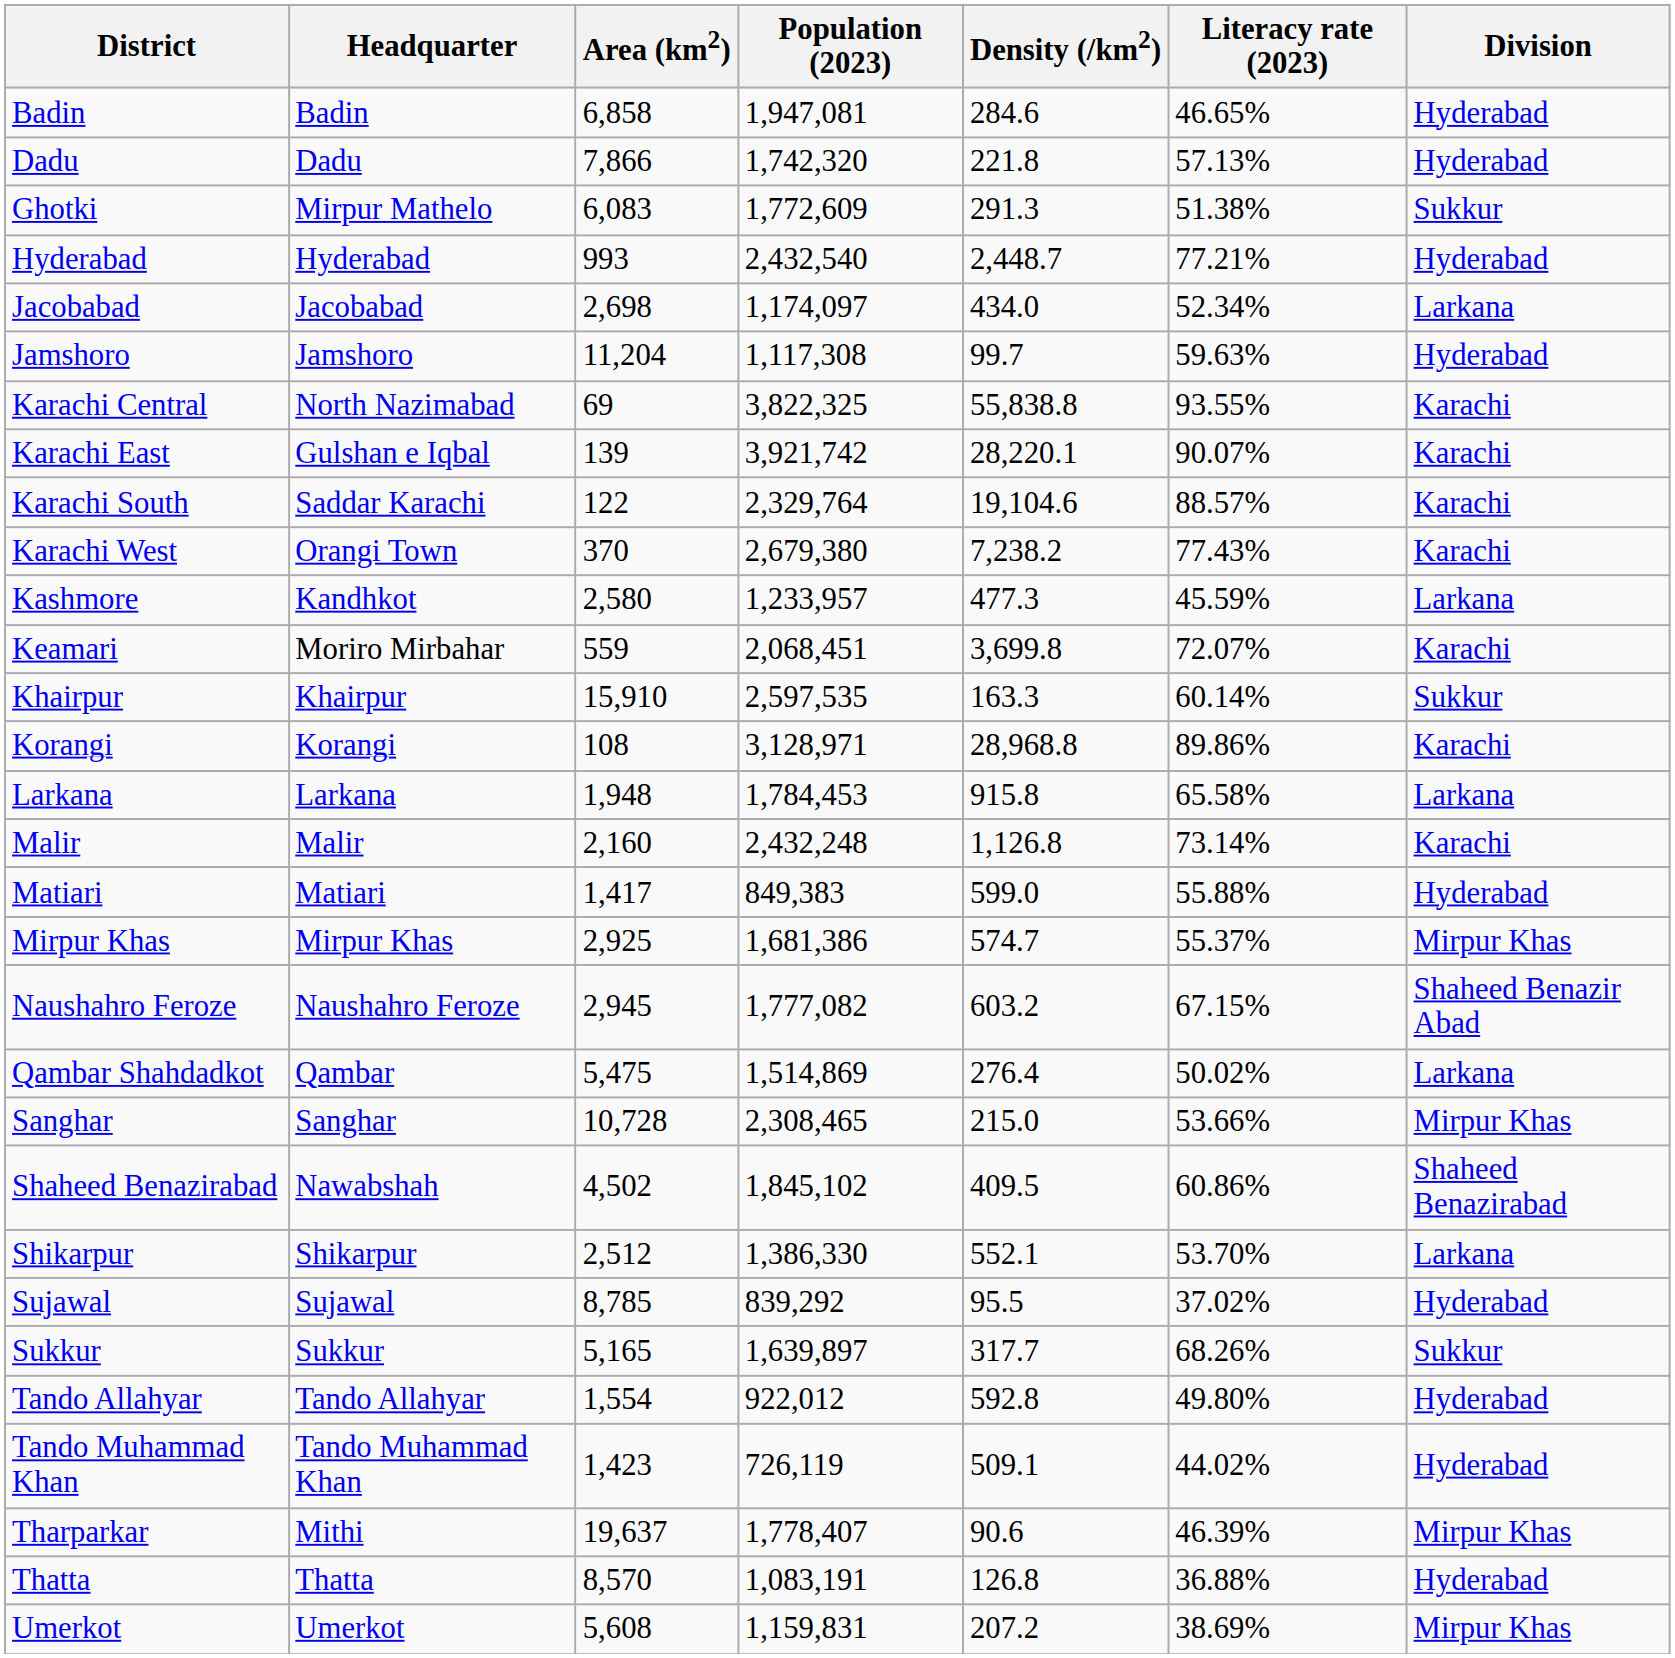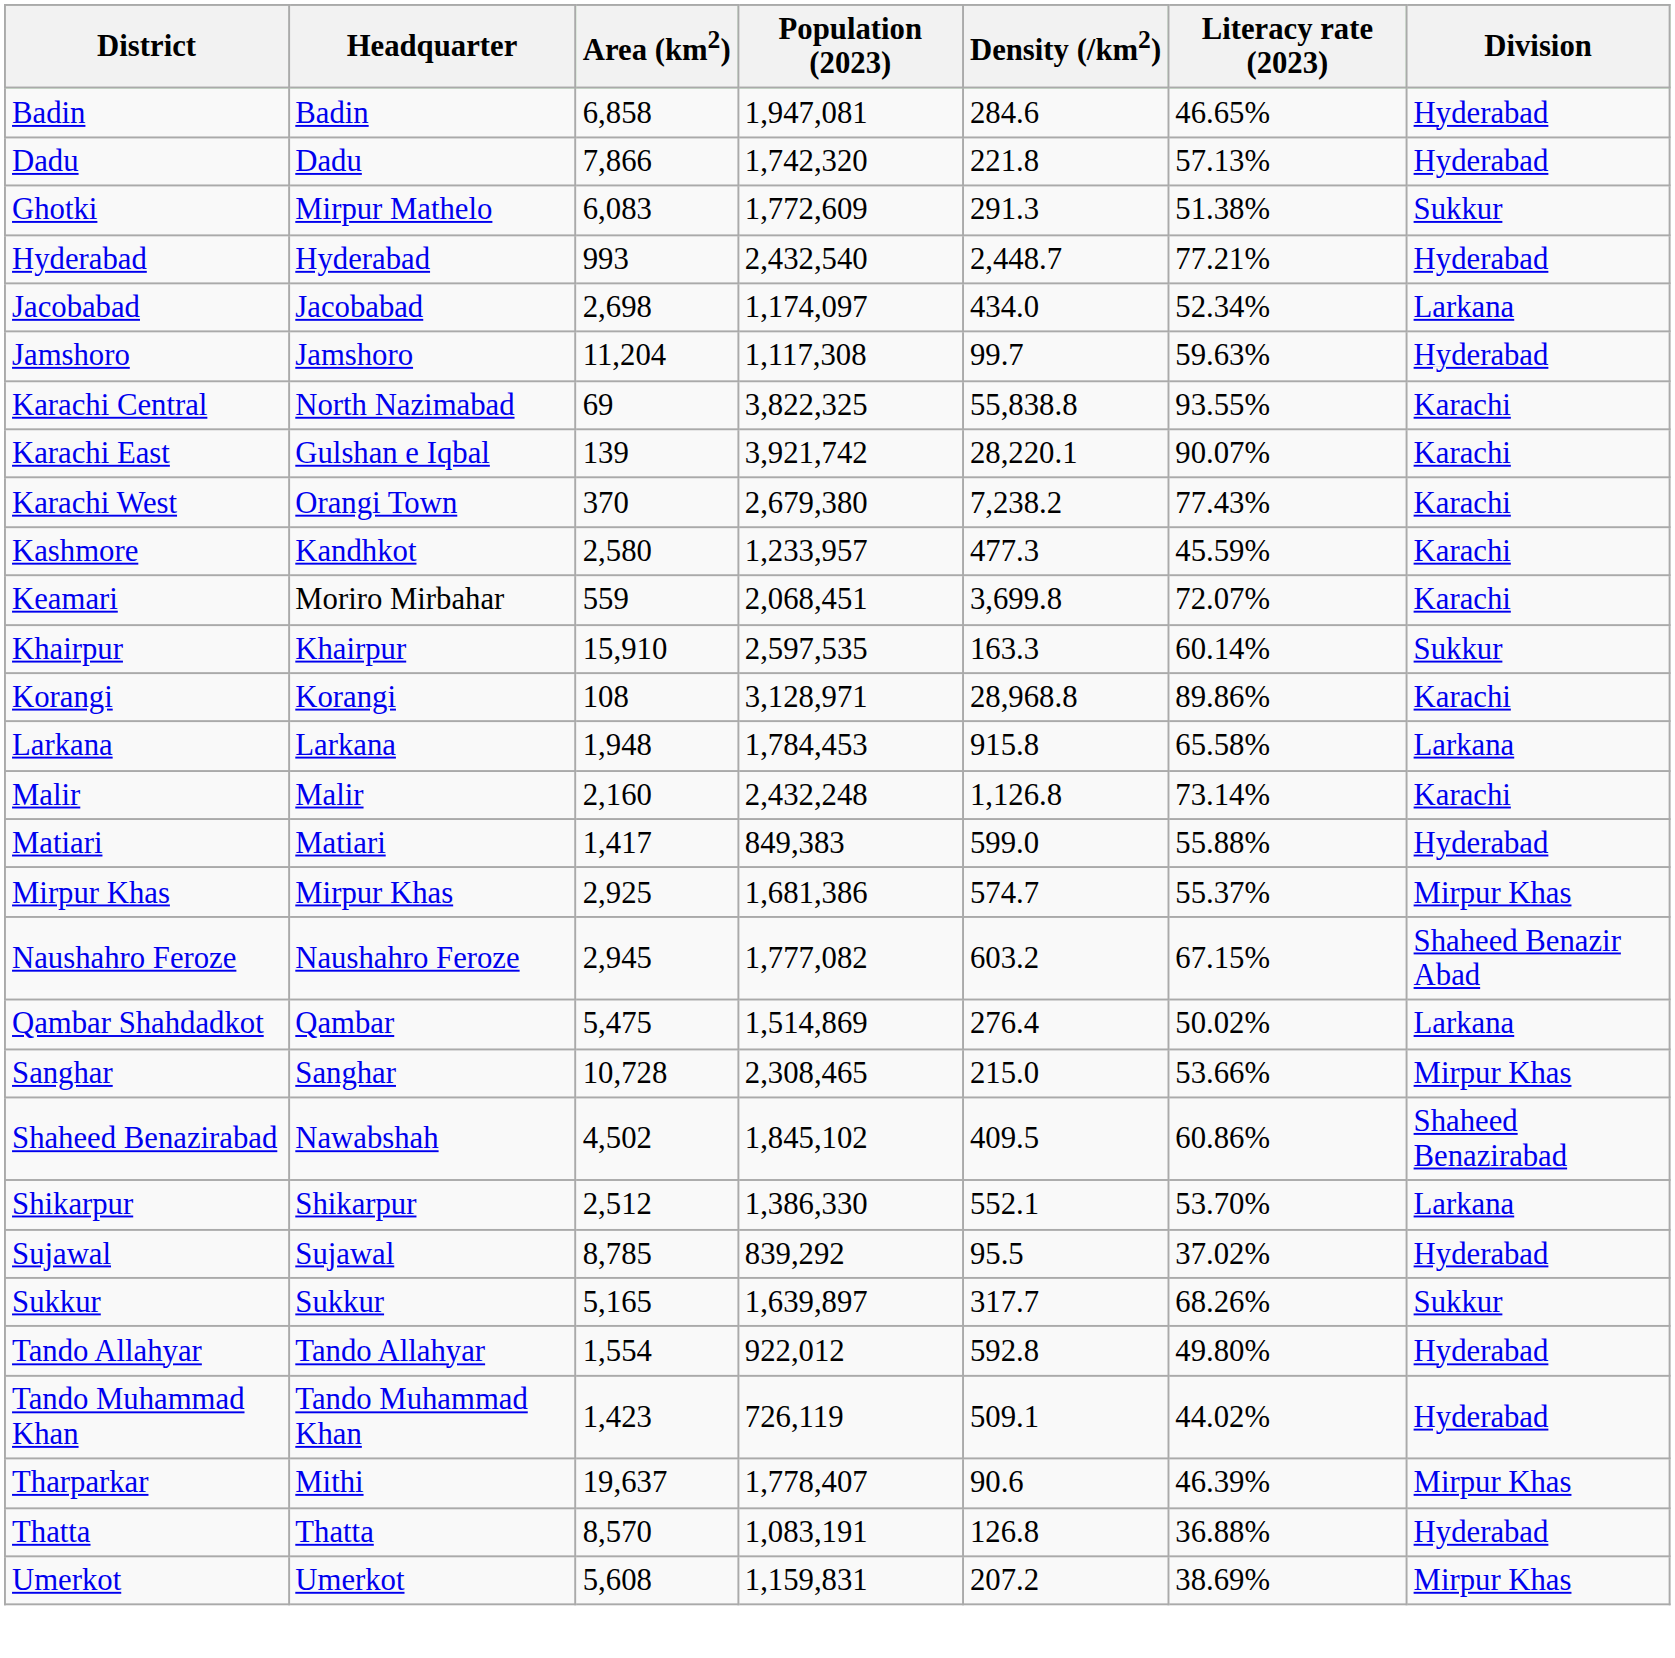- row: (100, 501)
(1464, 599) Larkana -> (1462, 550) Karachi
